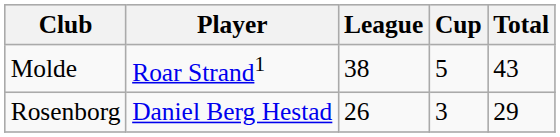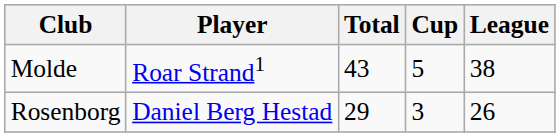columns swapped: (384, 24) <-> (521, 24)
